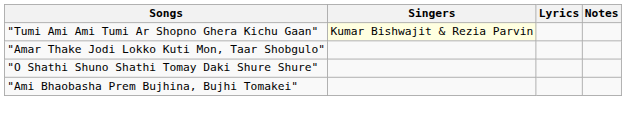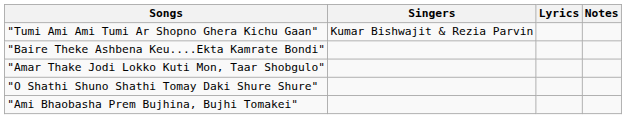(432, 32) lightyellow background -> (432, 32) no background
+ row: (166, 50)
